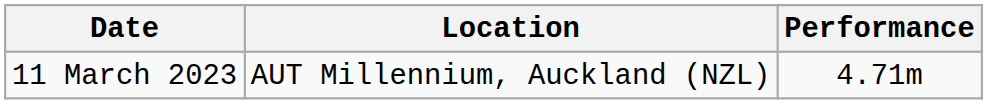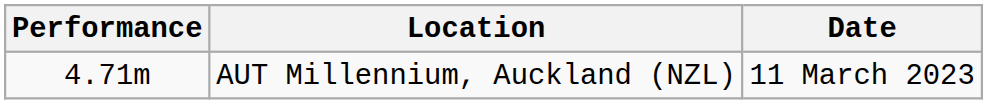columns swapped: (879, 29) <-> (125, 29)
